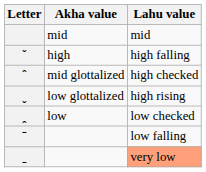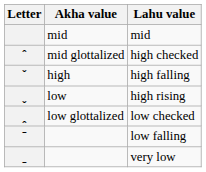rows swapped: (24, 55) <-> (24, 75)
(86, 95) low glottalized -> (57, 95) low
(57, 116) low -> (86, 116) low glottalized
(153, 156) lightsalmon background -> (153, 156) no background
